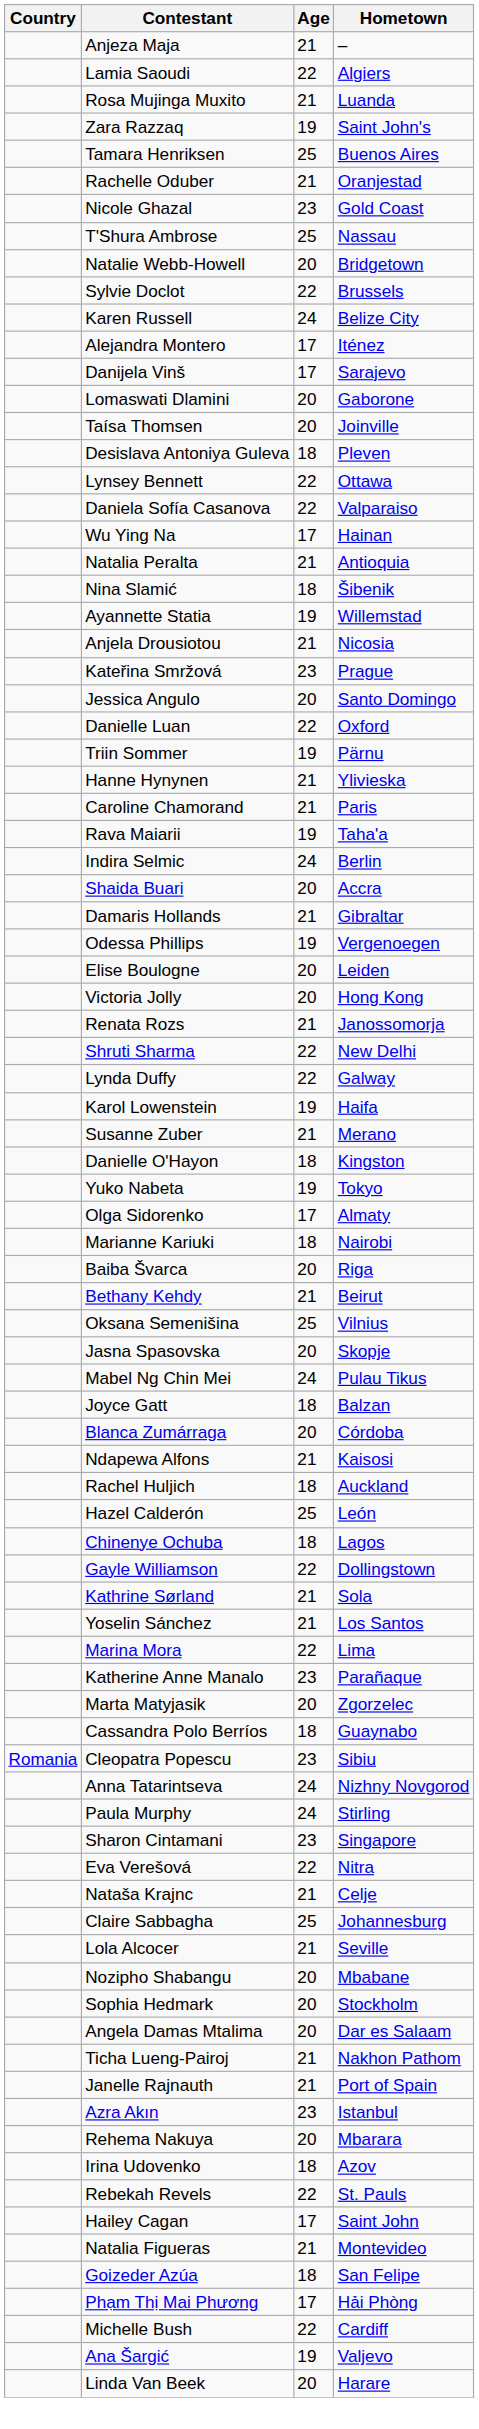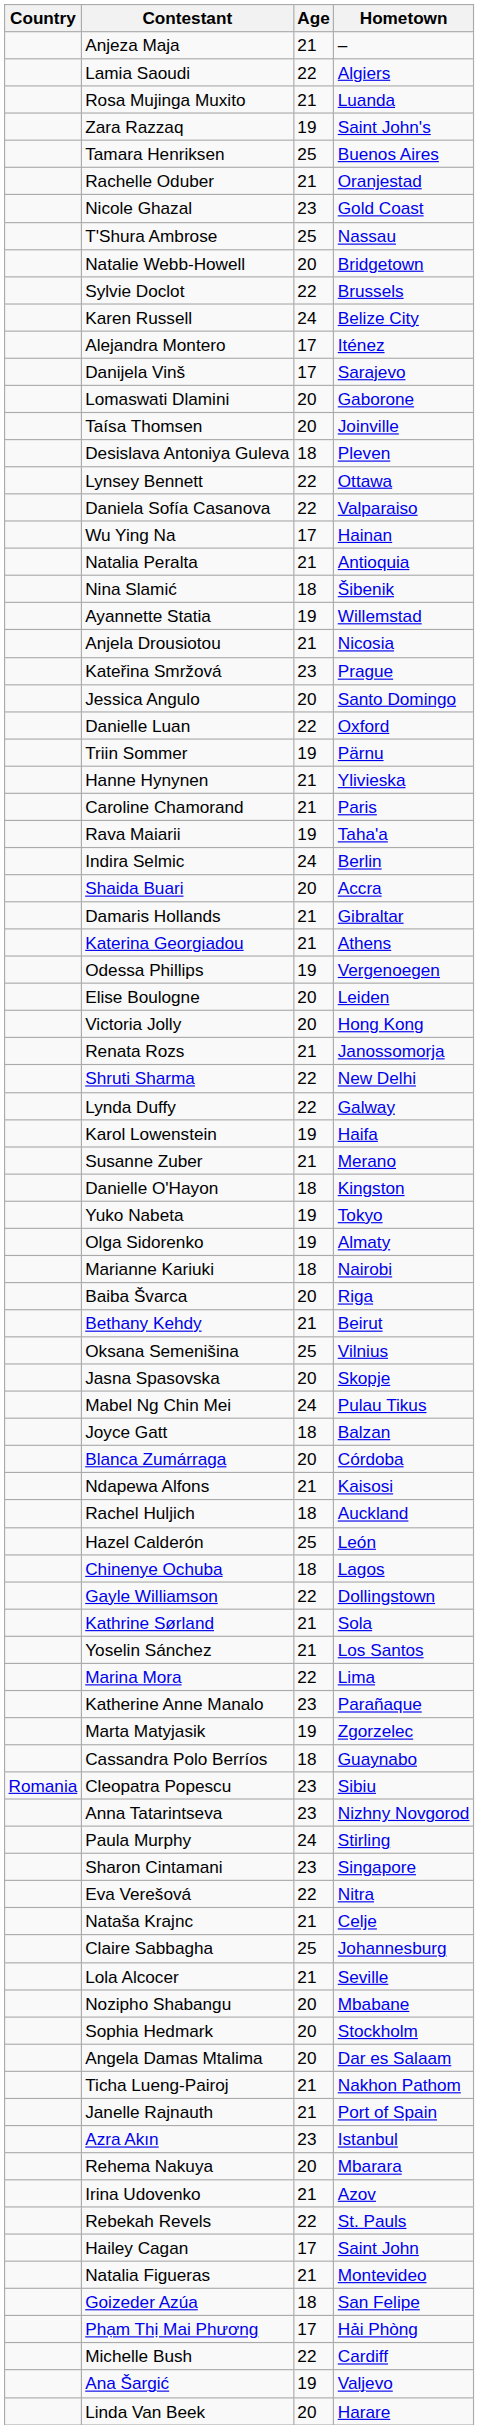+ row: (164, 943)
(307, 1215) 17 -> (307, 1242) 19
(307, 1704) 20 -> (307, 1731) 19
(307, 1786) 24 -> (307, 1813) 23
(307, 2166) 18 -> (307, 2194) 21
